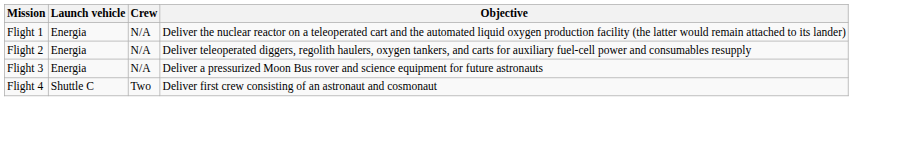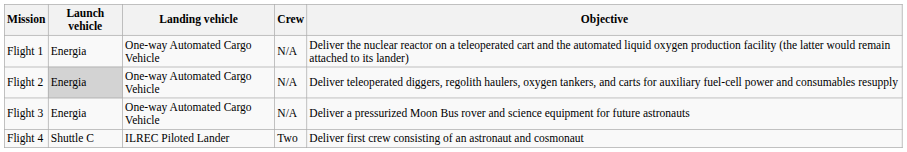+ column: (199, 20)
(69, 50) no background -> (69, 82) lightgrey background
